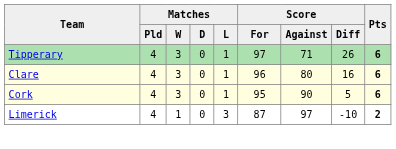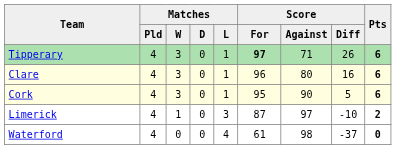(260, 54) normal -> (260, 54) bold
+ row: (36, 135)
